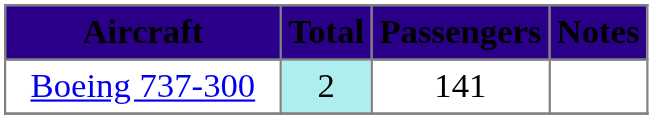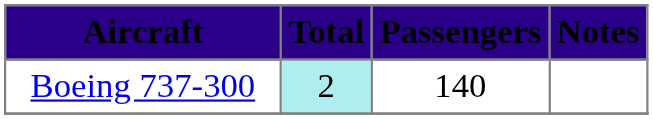(460, 85) 141 -> (460, 85) 140
